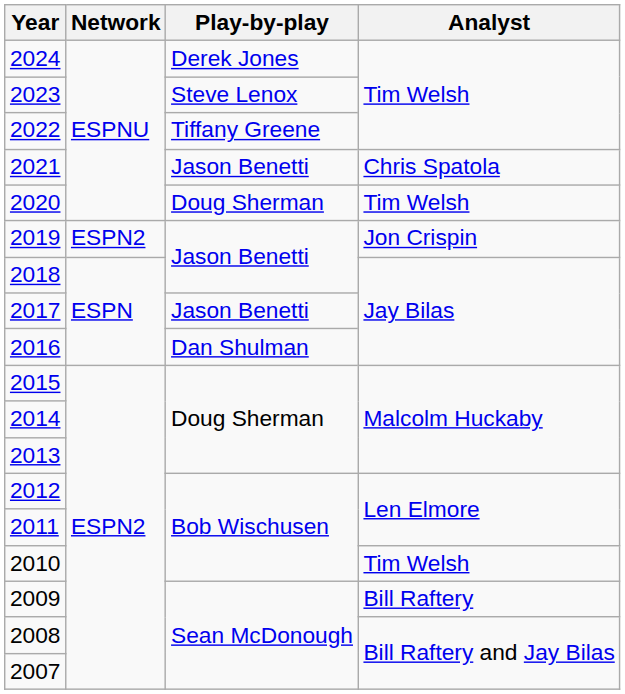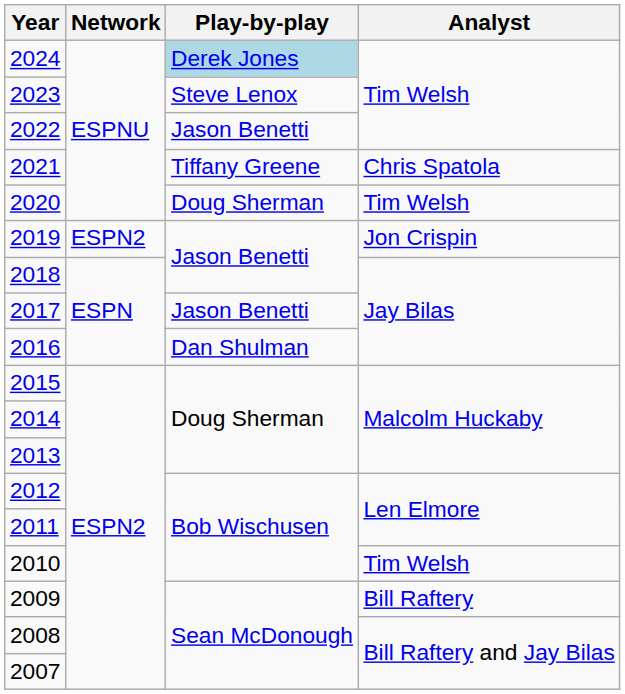(235, 58) no background -> (235, 58) lightblue background
(246, 130) Tiffany Greene -> (240, 130) Jason Benetti
(240, 166) Jason Benetti -> (246, 166) Tiffany Greene
